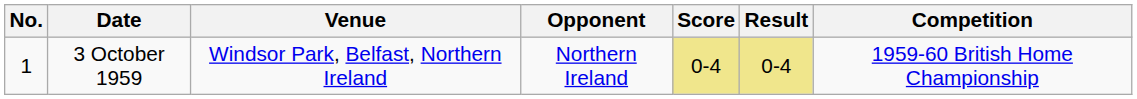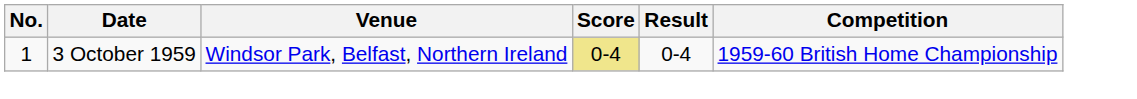- column: (596, 20)
(776, 65) khaki background -> (676, 53) no background
